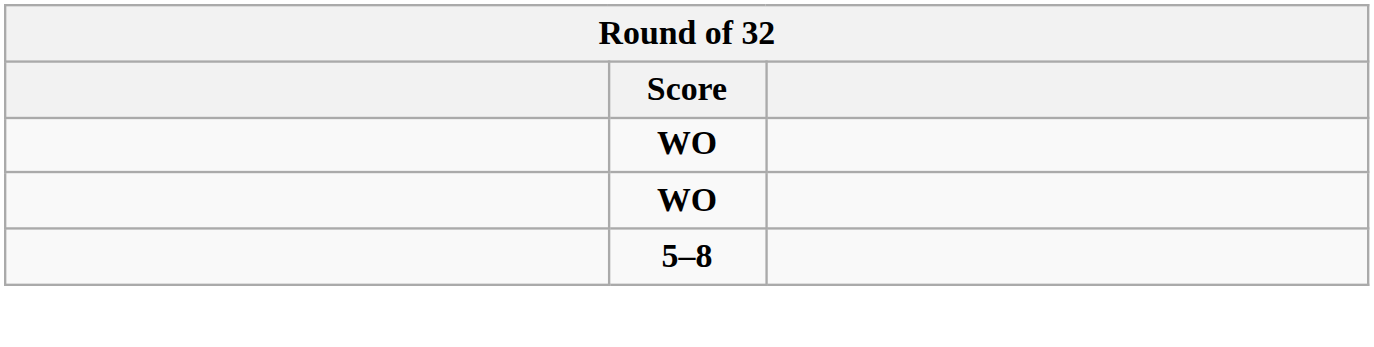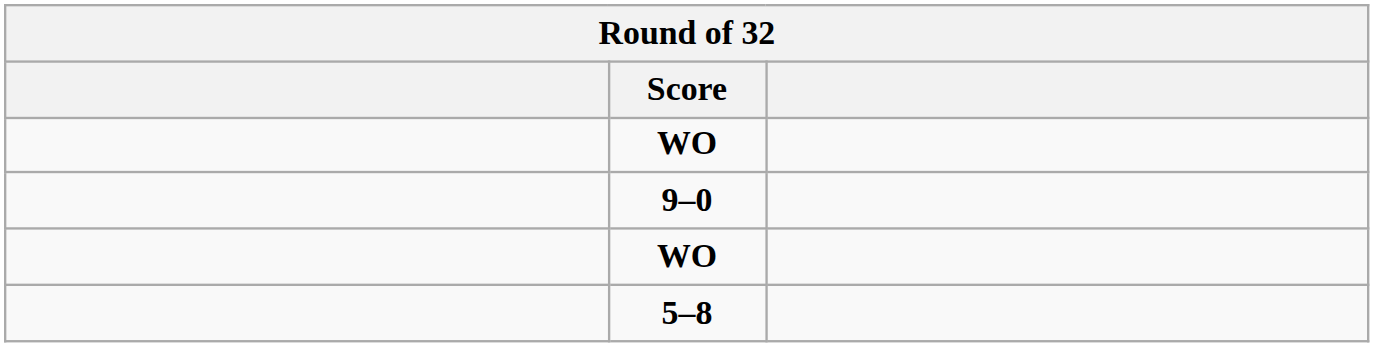+ row: (307, 201)
